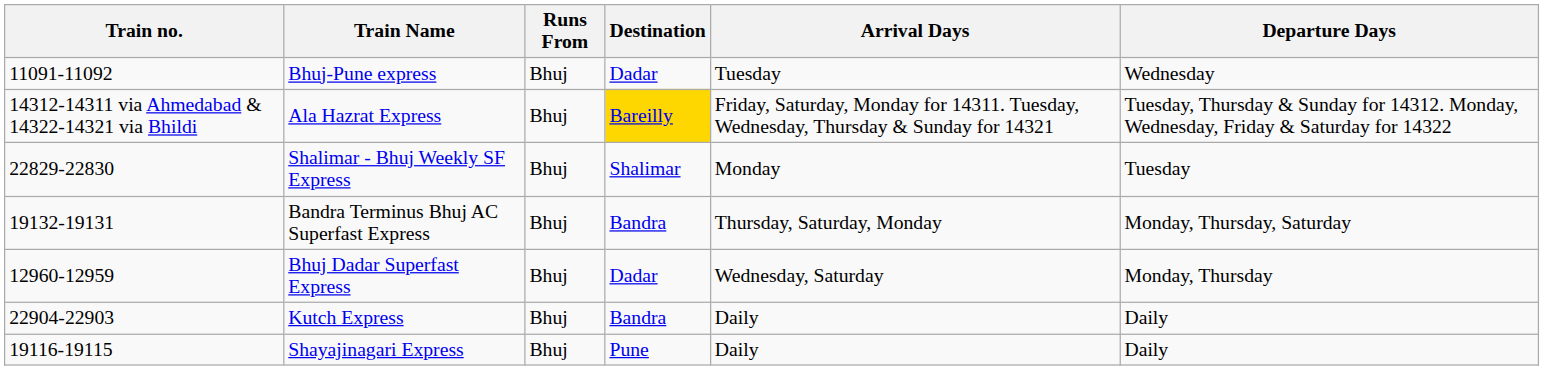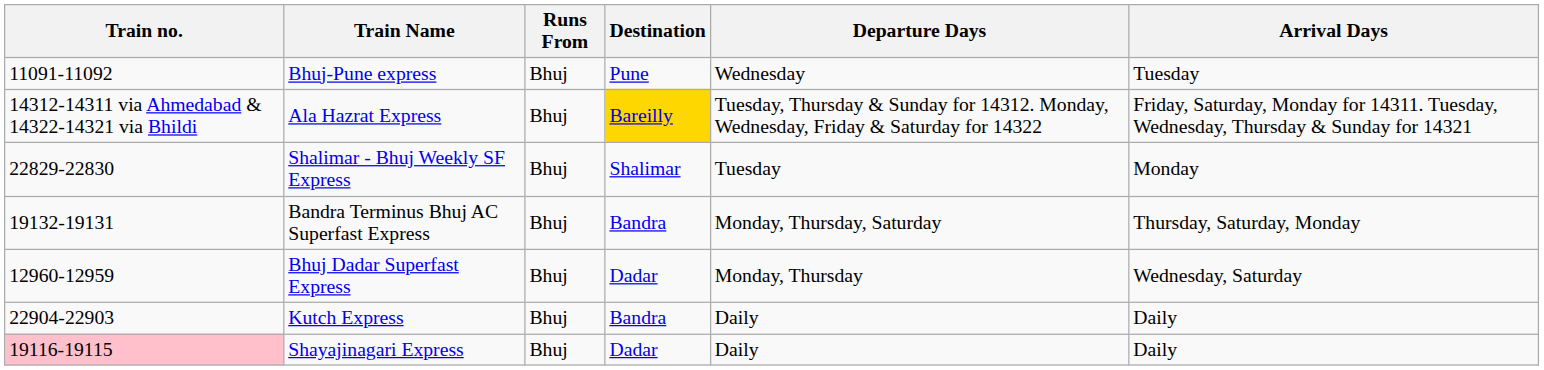columns swapped: (1329, 31) <-> (915, 31)
(634, 73) Dadar -> (629, 73) Pune
(61, 349) no background -> (61, 349) pink background
(629, 349) Pune -> (634, 349) Dadar
